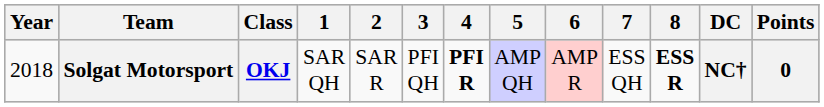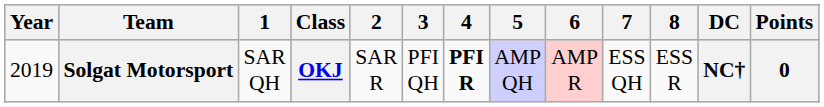columns swapped: (268, 21) <-> (324, 21)
(32, 70) 2018 -> (32, 70) 2019
(675, 70) bold -> (674, 70) normal
